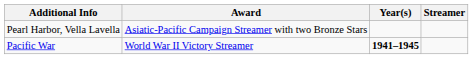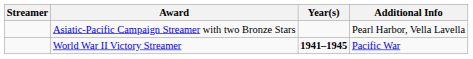columns swapped: (444, 12) <-> (63, 12)
